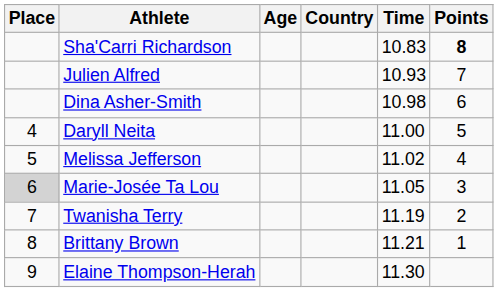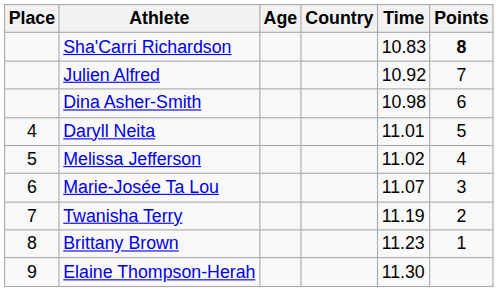(404, 74) 10.93 -> (404, 74) 10.92
(403, 131) 11.00 -> (403, 131) 11.01
(32, 187) lightgrey background -> (32, 187) no background
(403, 187) 11.05 -> (403, 187) 11.07
(403, 243) 11.21 -> (403, 243) 11.23
